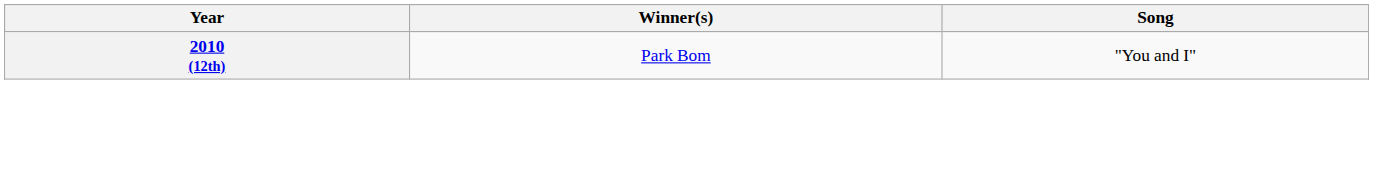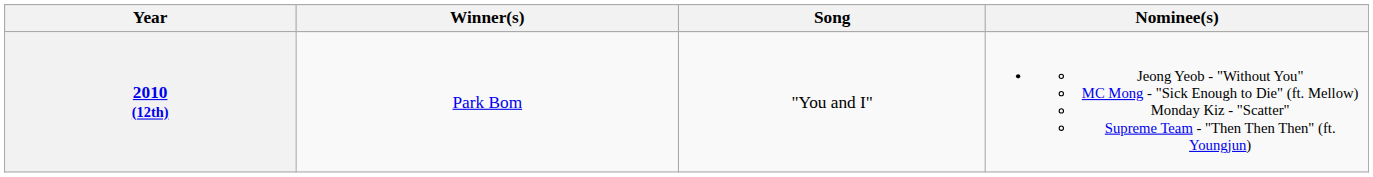+ column: (1177, 18)
